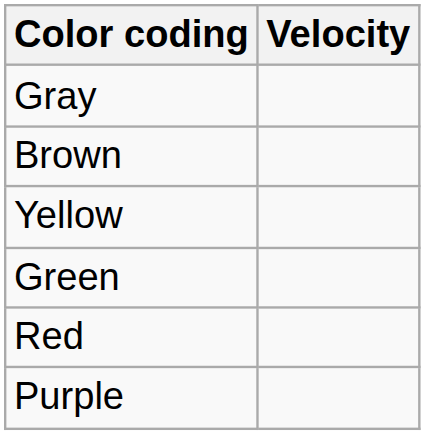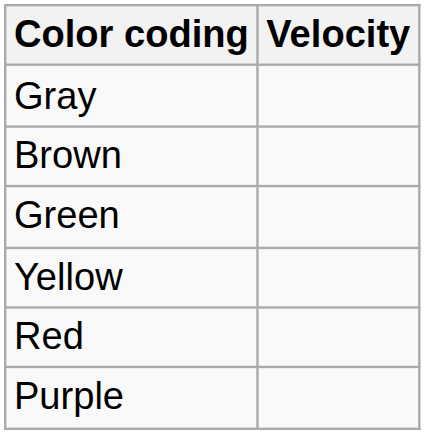rows swapped: (67, 276) <-> (68, 215)
